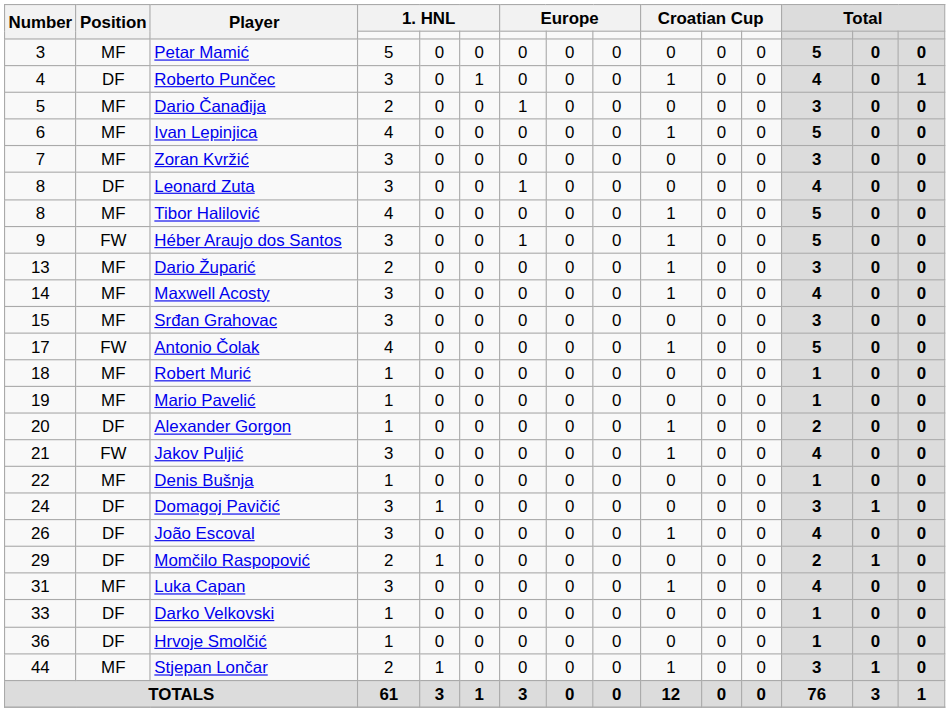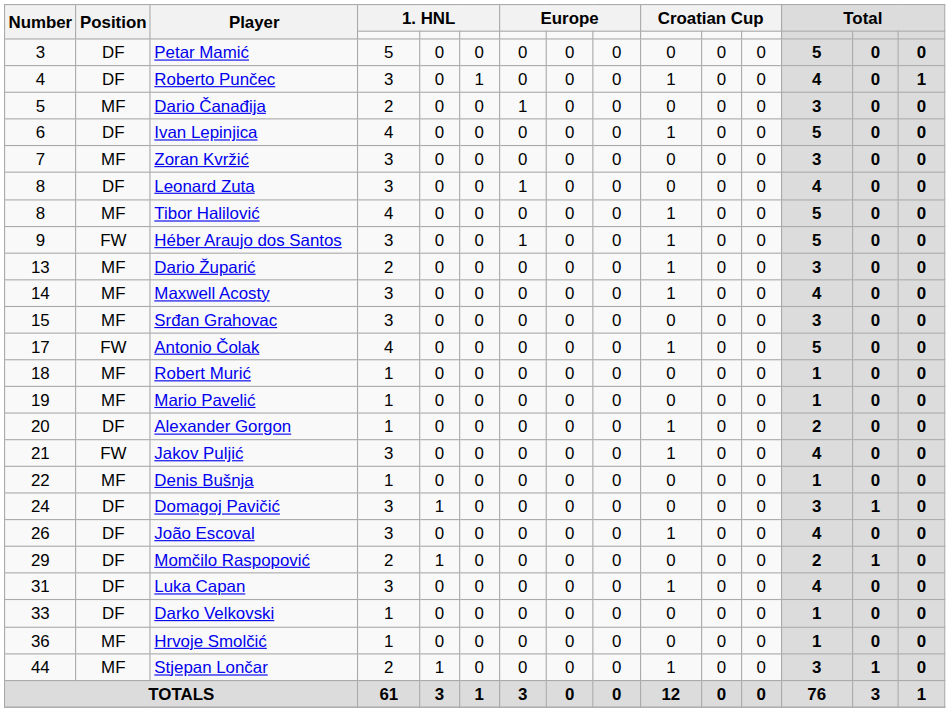(113, 53) MF -> (113, 53) DF
(113, 133) MF -> (113, 133) DF
(113, 587) MF -> (113, 587) DF
(113, 640) DF -> (113, 640) MF
